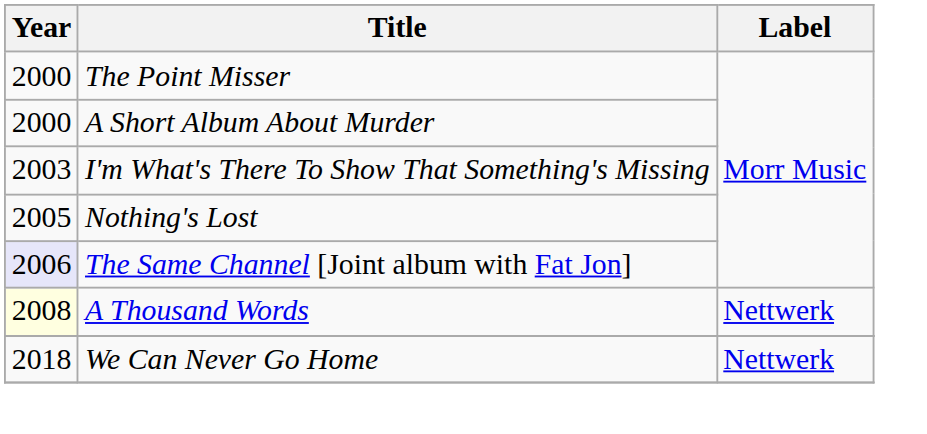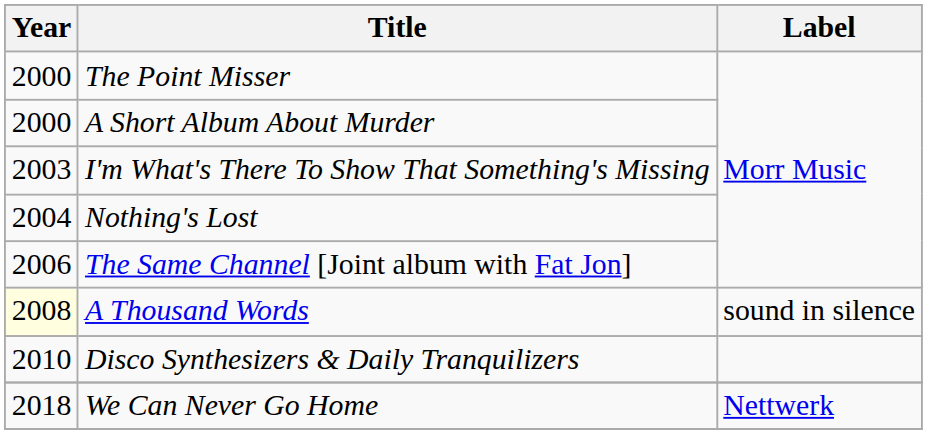(42, 216) 2005 -> (42, 216) 2004
(42, 264) lavender background -> (42, 264) no background
(779, 311) Nettwerk -> (819, 311) sound in silence
+ row: (332, 358)
